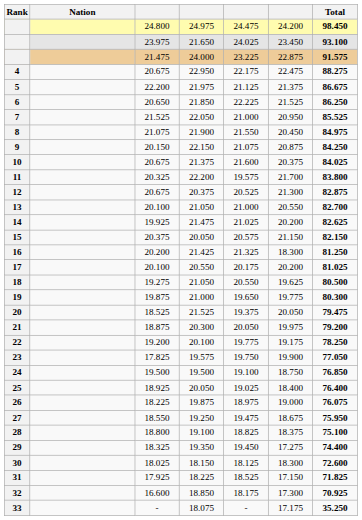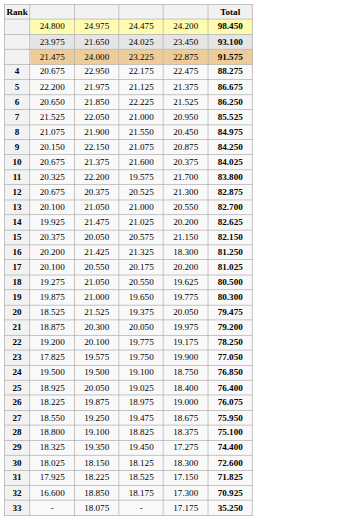- column: (82, 11)
